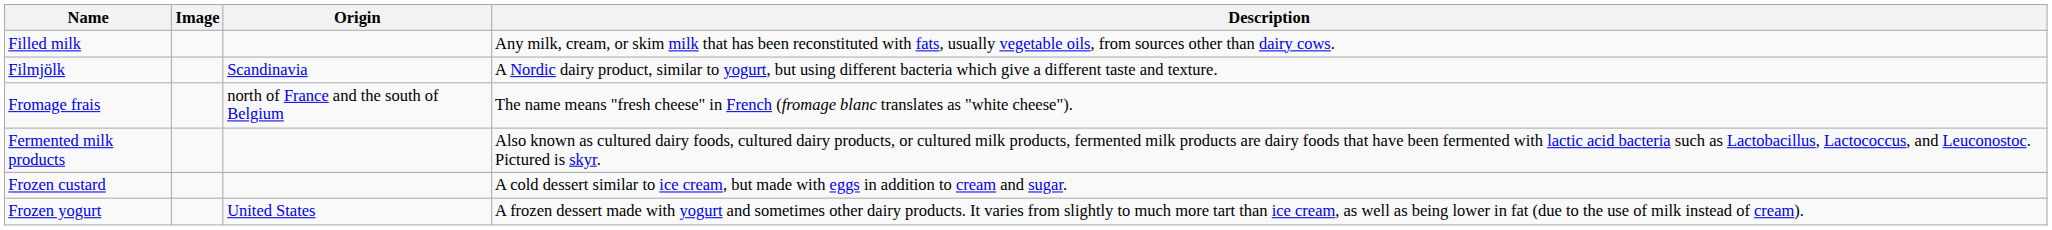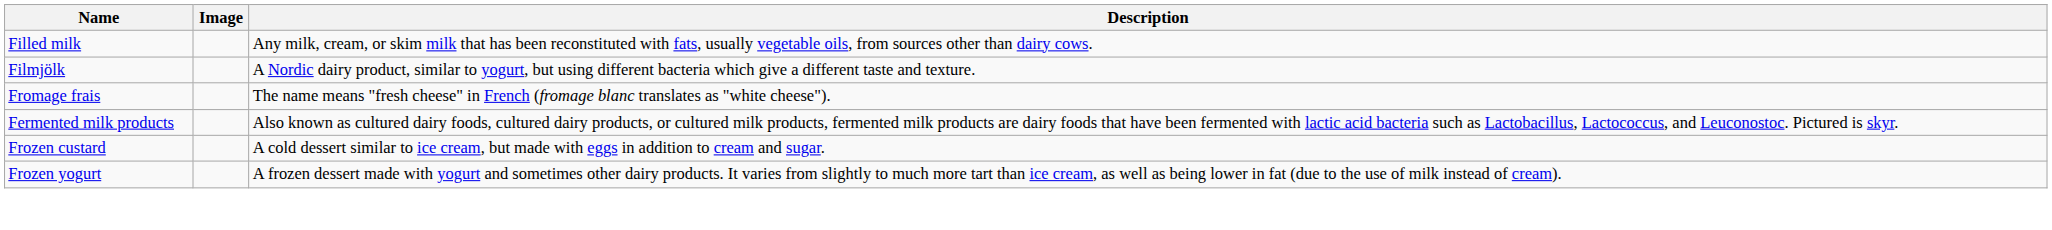- column: (357, 17)
